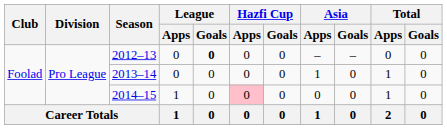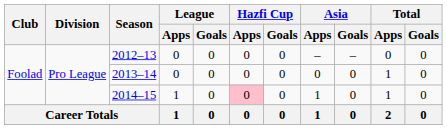(211, 54) bold -> (211, 54) normal
(317, 74) 1 -> (317, 74) 0
(317, 94) 0 -> (317, 94) 1
